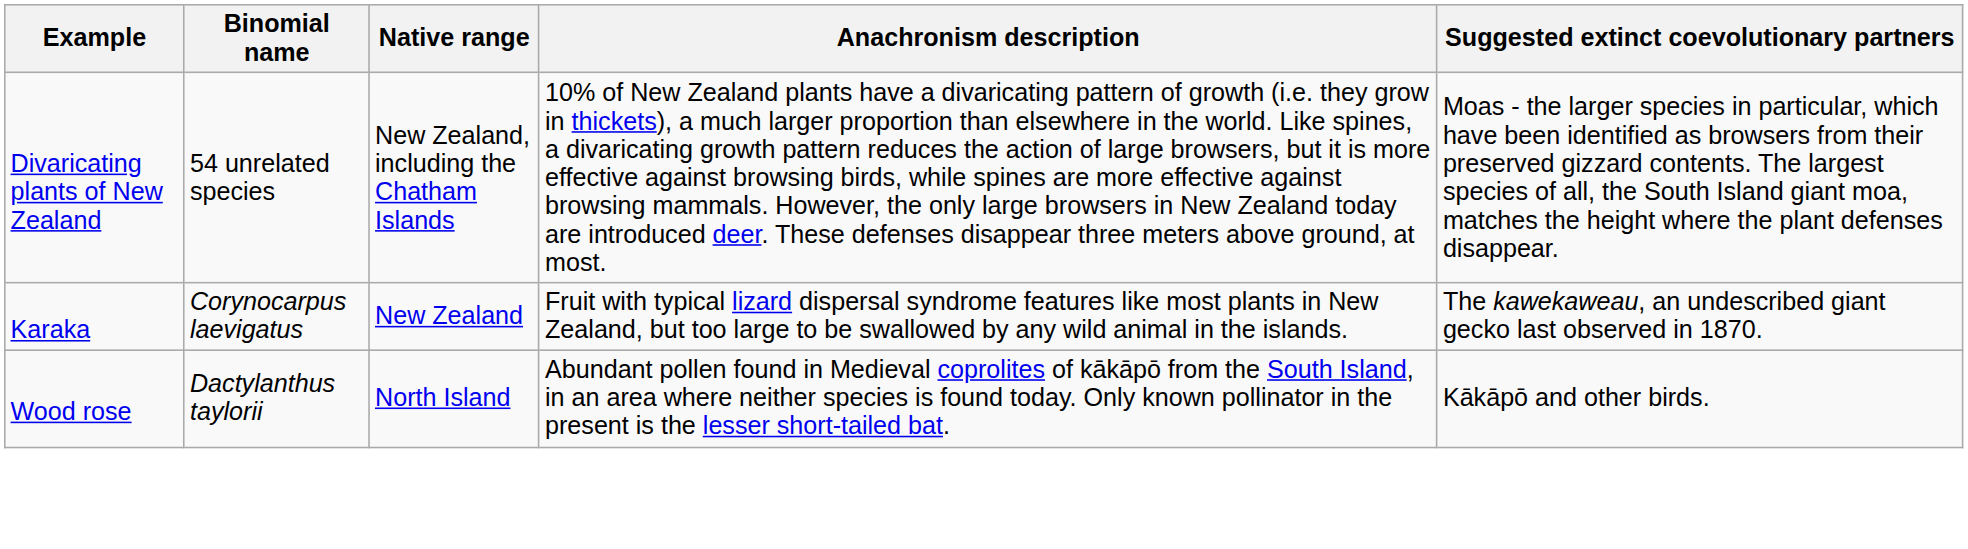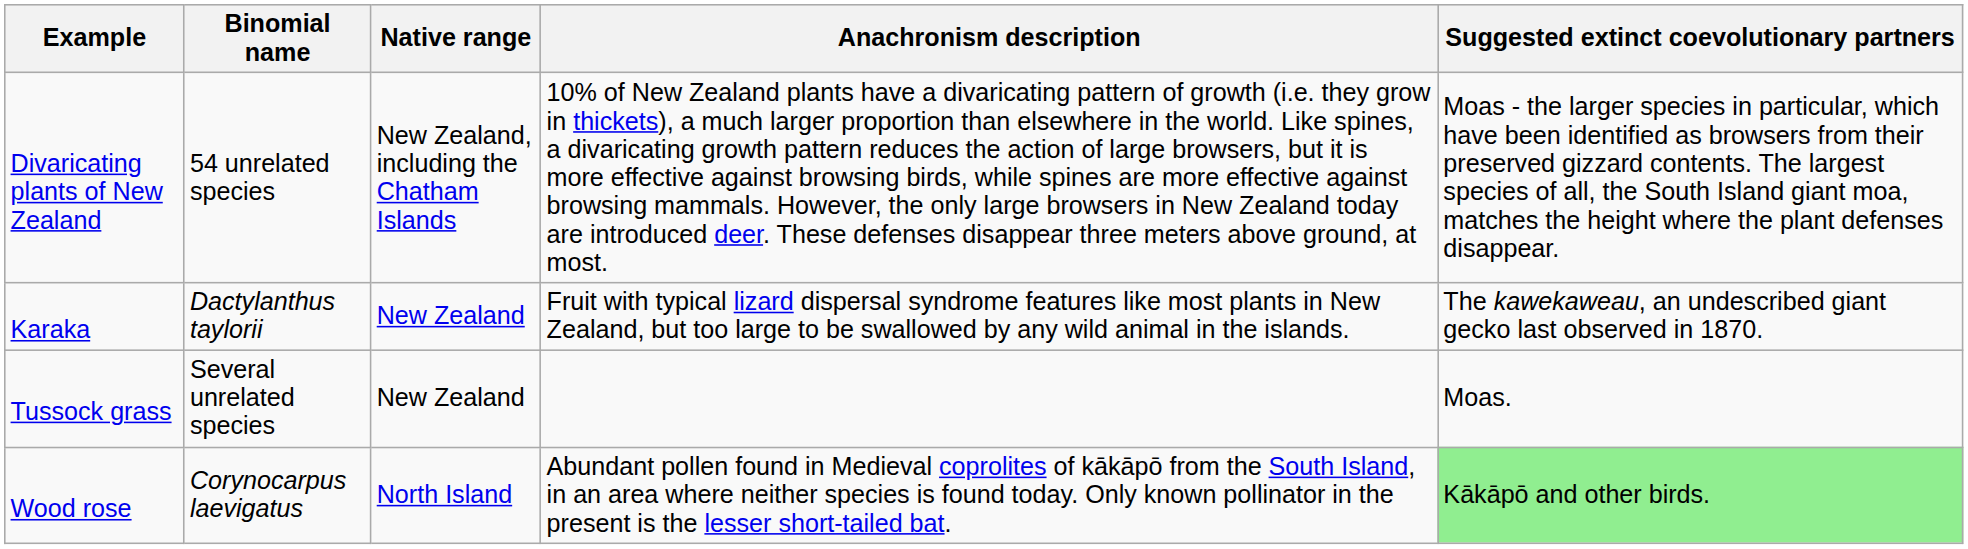(268, 316) Corynocarpus laevigatus -> (263, 316) Dactylanthus taylorii
+ row: (91, 412)
(263, 398) Dactylanthus taylorii -> (268, 494) Corynocarpus laevigatus
(1576, 398) no background -> (1577, 494) lightgreen background
